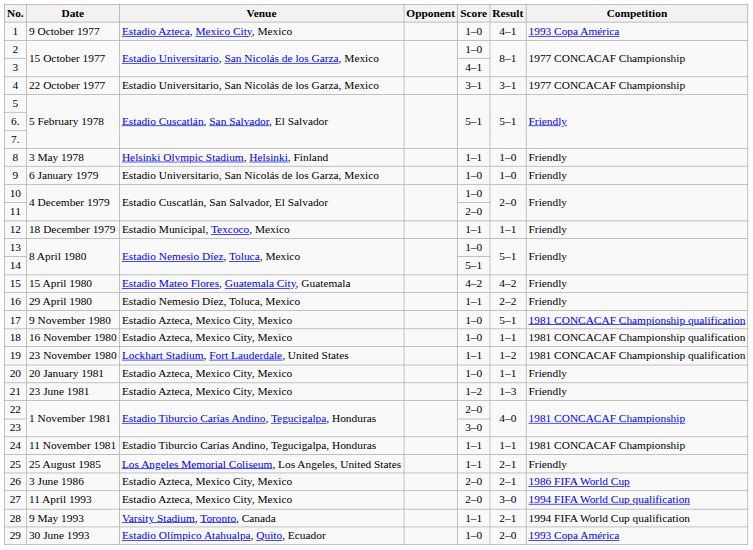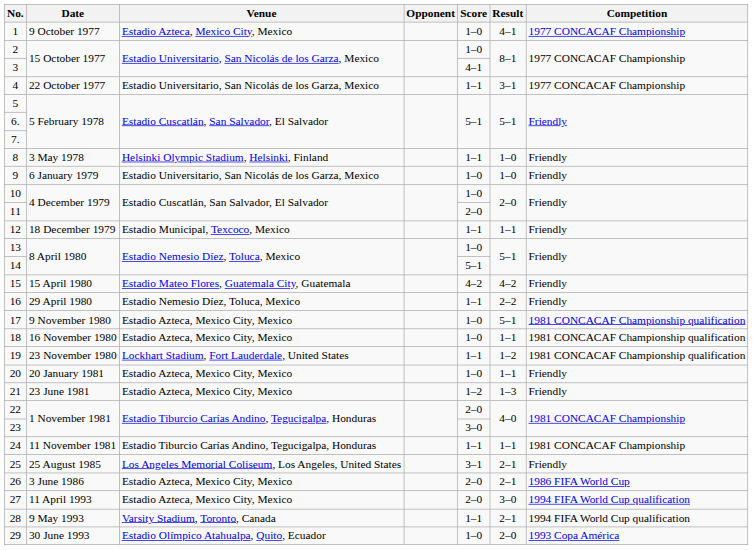(574, 31) 1993 Copa América -> (607, 31) 1977 CONCACAF Championship
(474, 85) 3–1 -> (474, 85) 1–1
(474, 463) 1–1 -> (474, 463) 3–1
